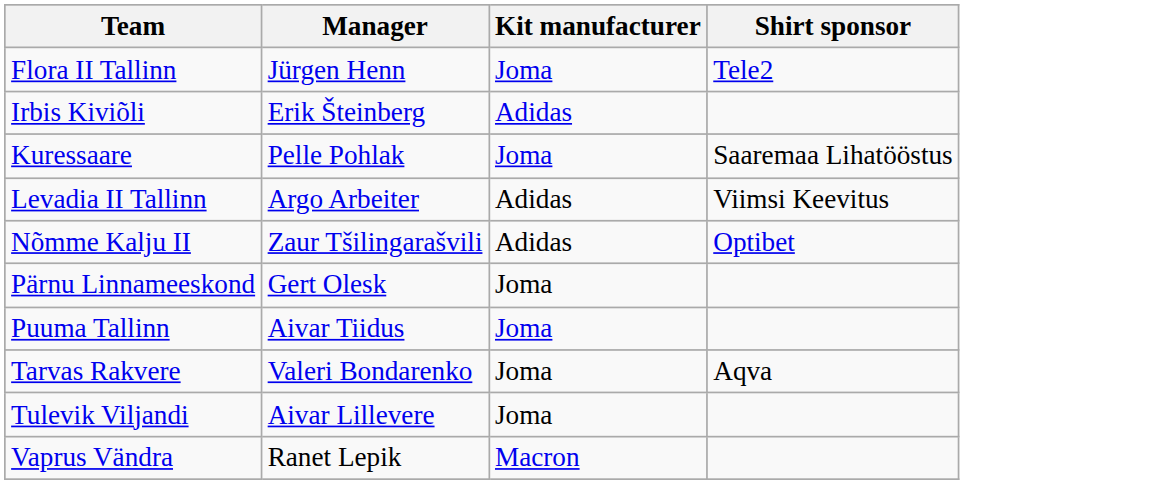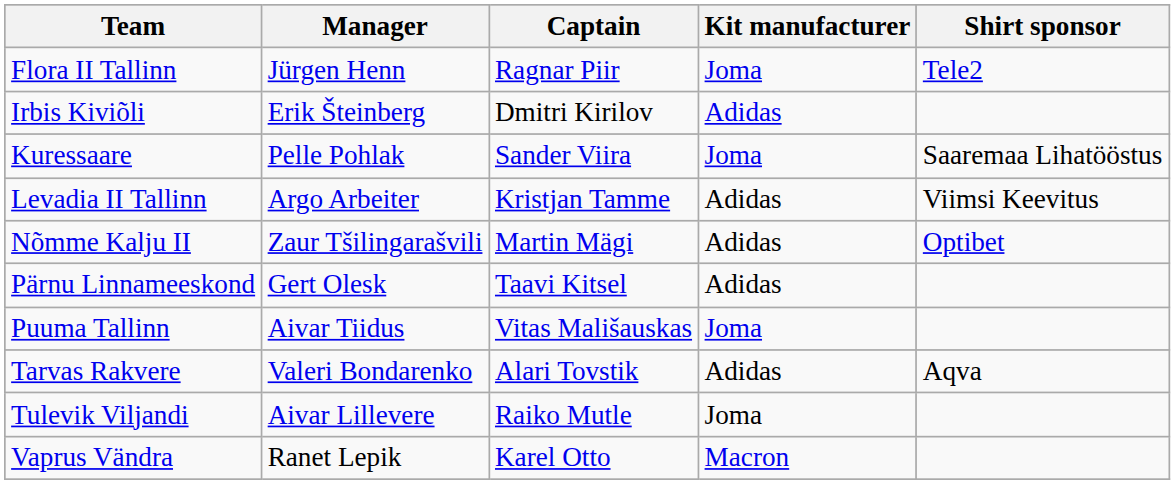+ column: (594, 26)
(524, 284) Joma -> (743, 284) Adidas
(524, 371) Joma -> (743, 371) Adidas
